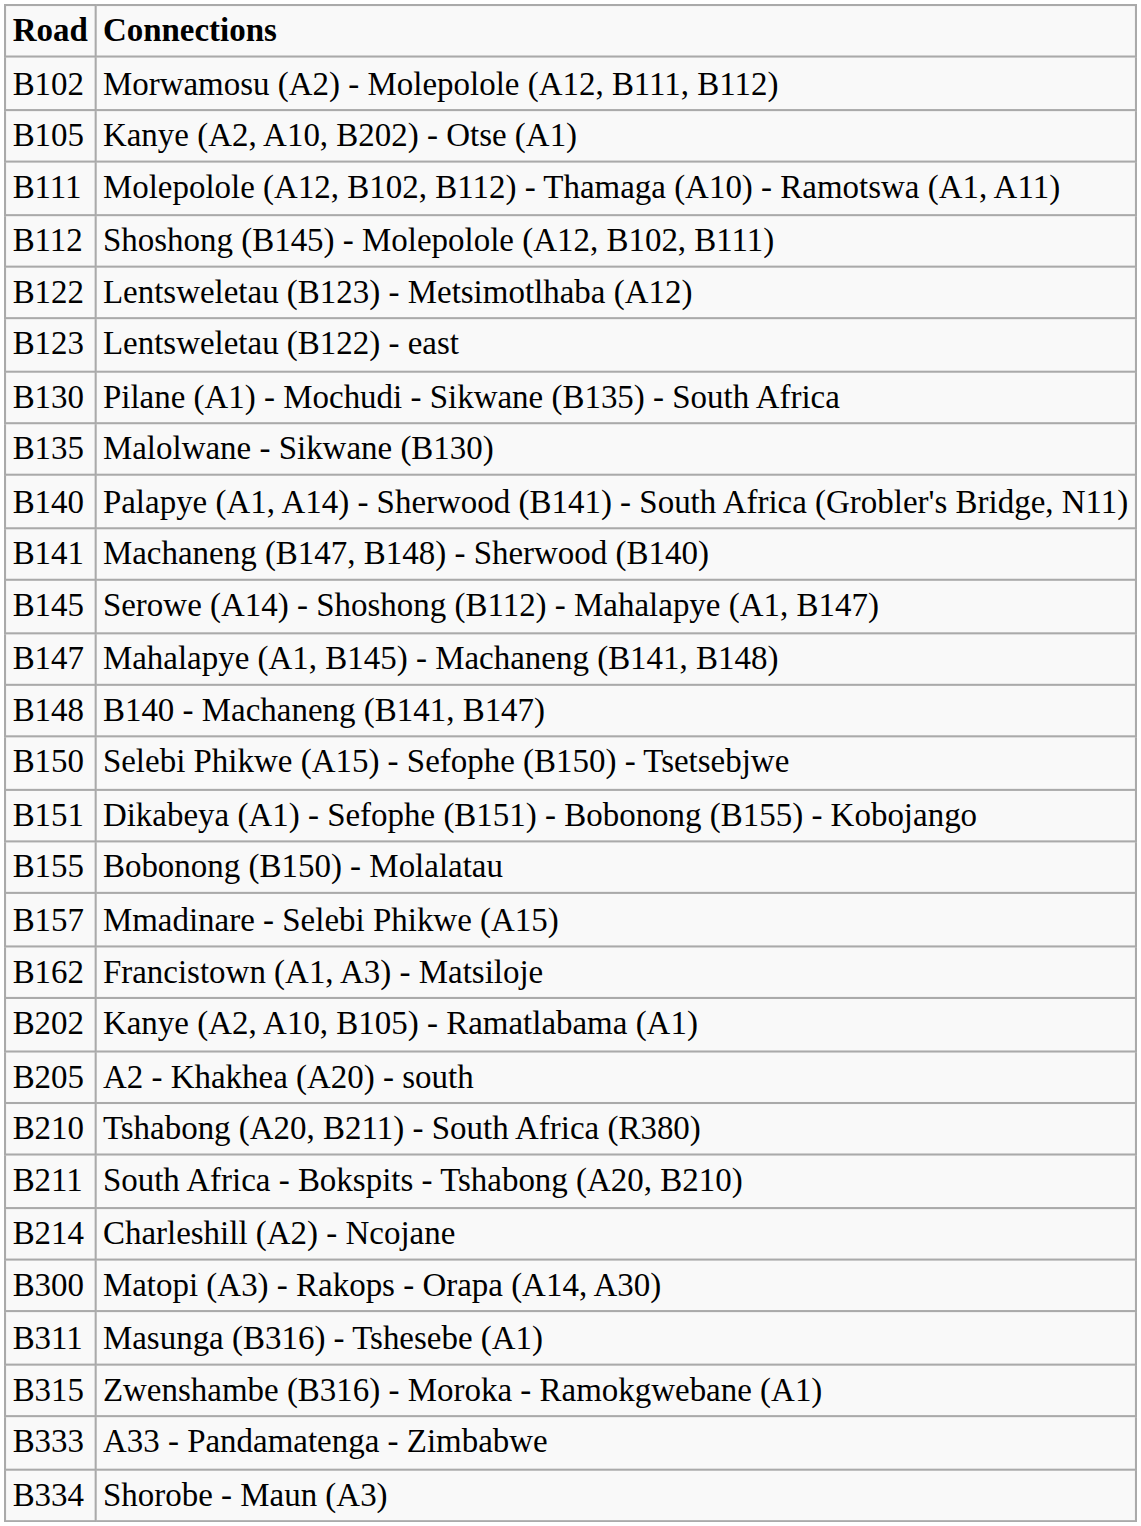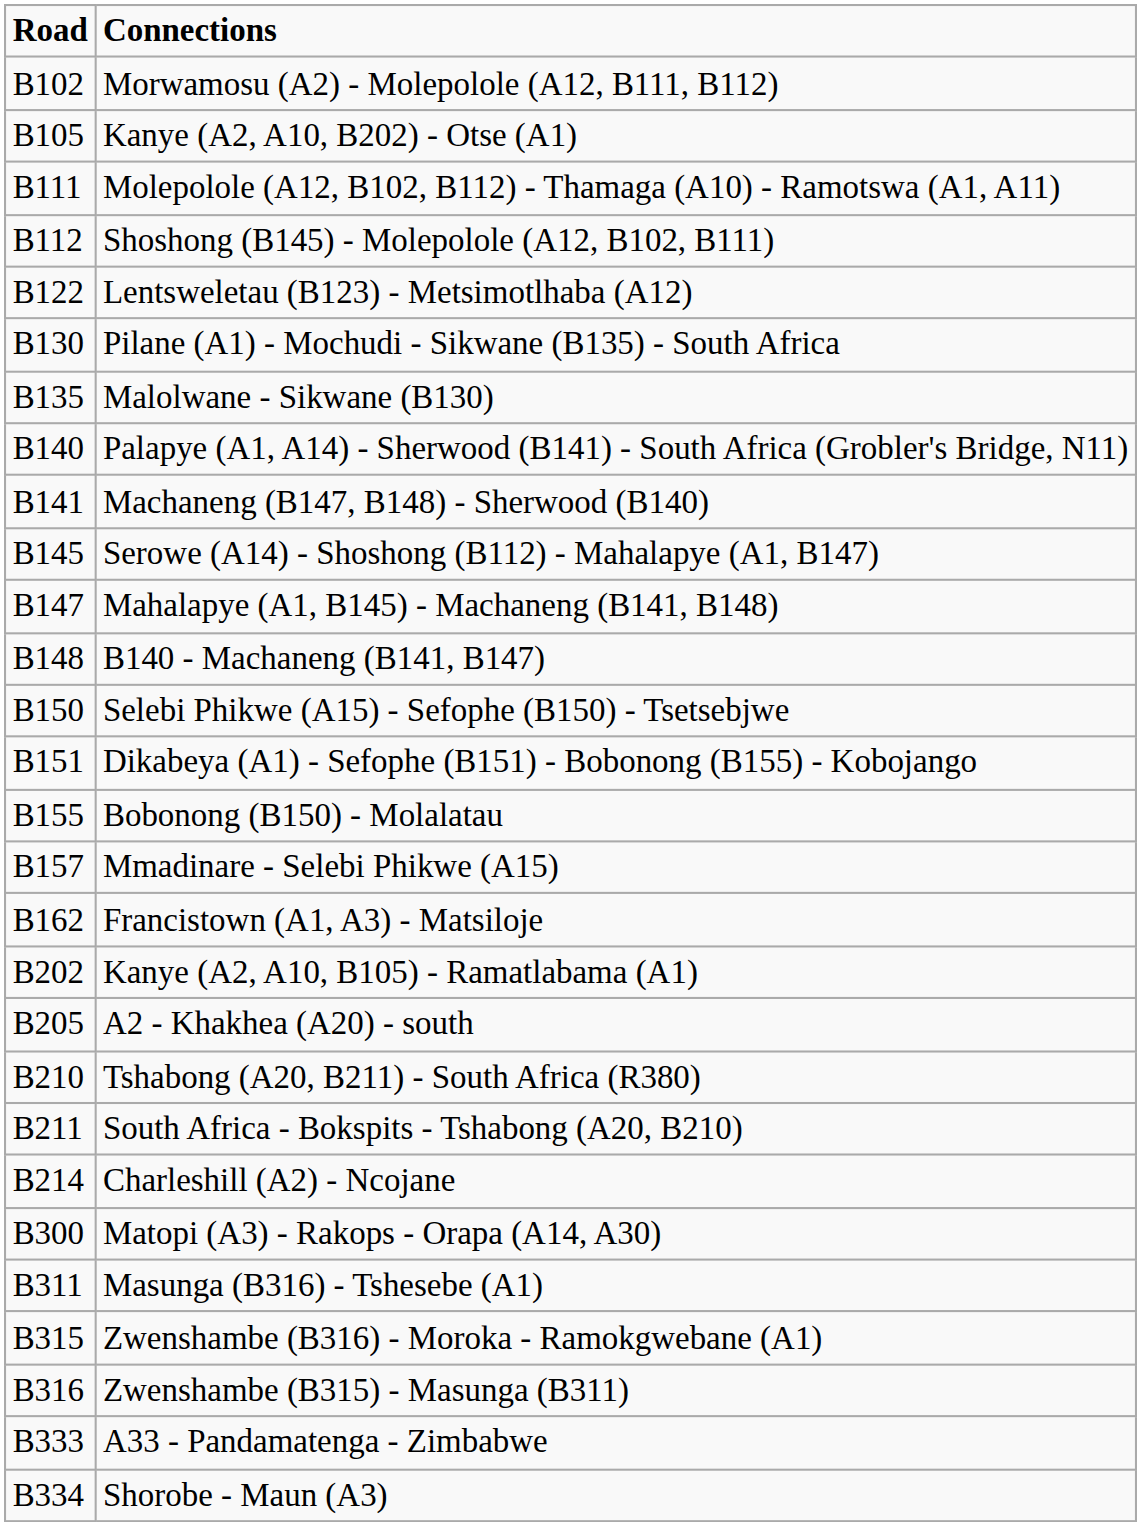- row: (281, 344)
+ row: (366, 1389)
